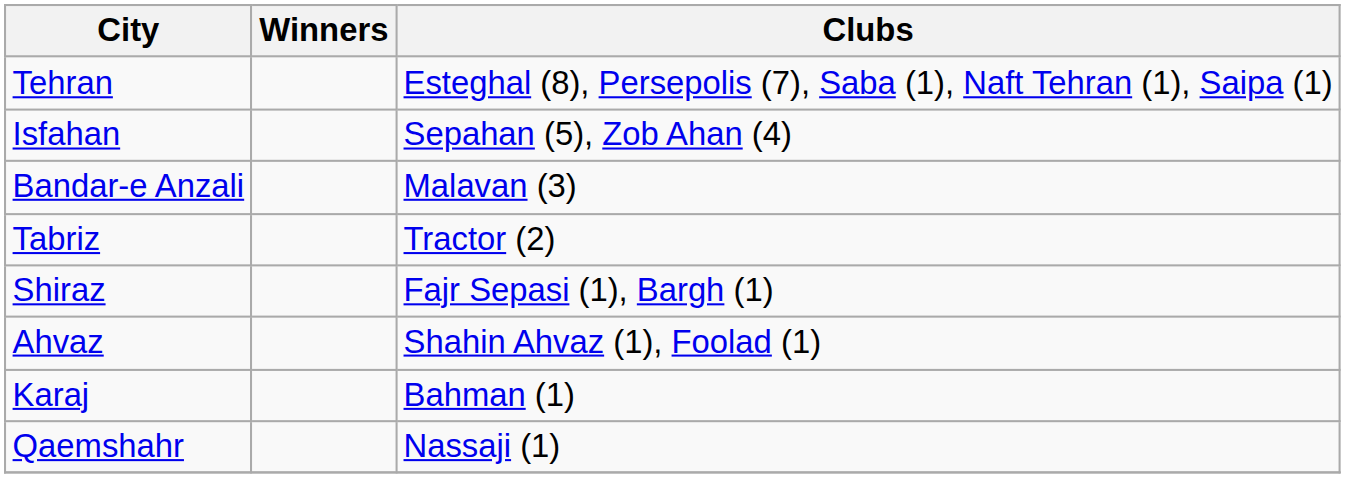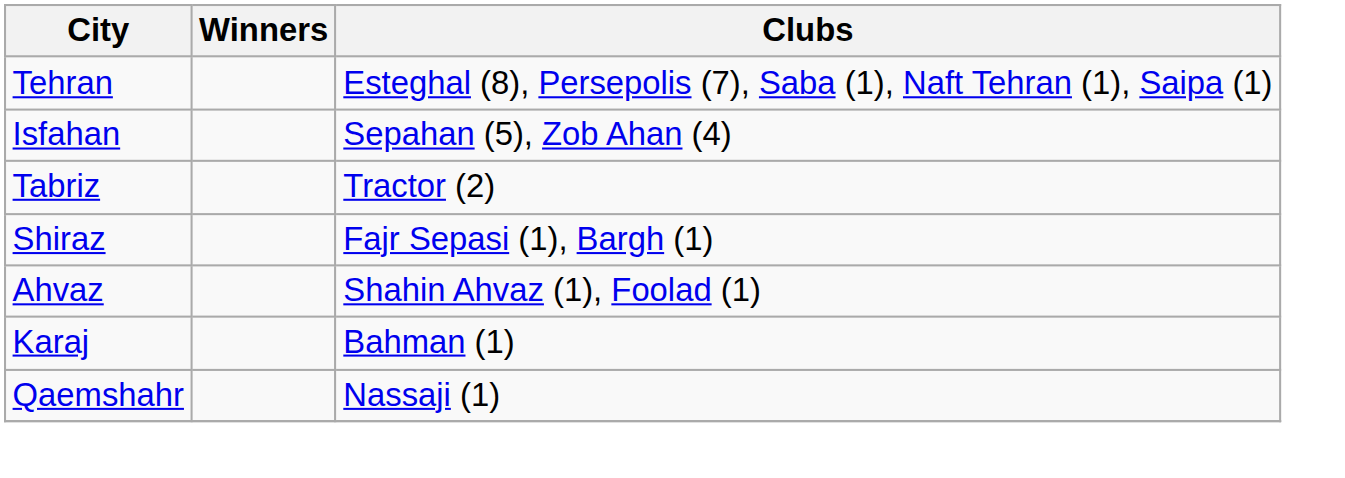- row: (128, 186)
